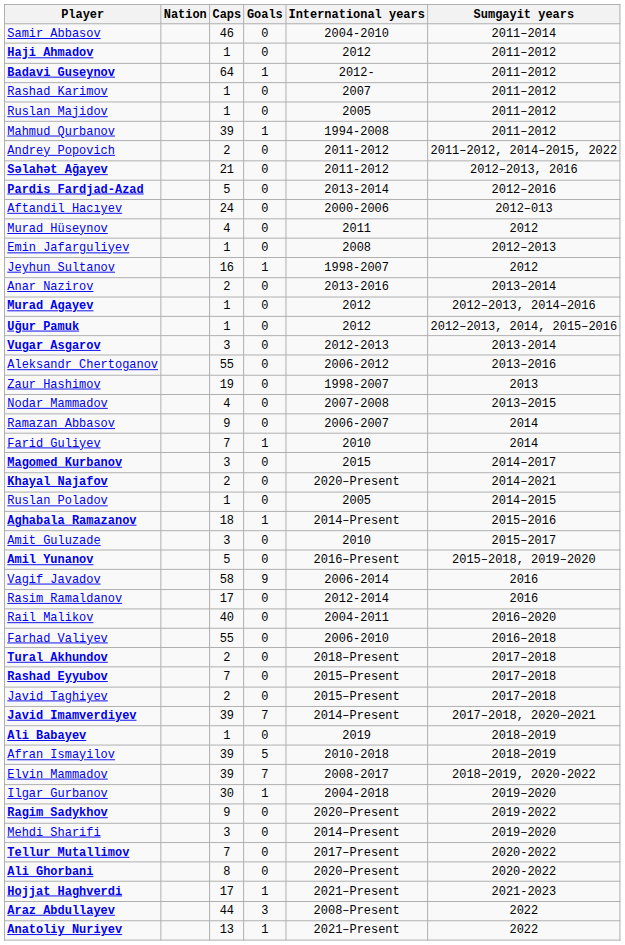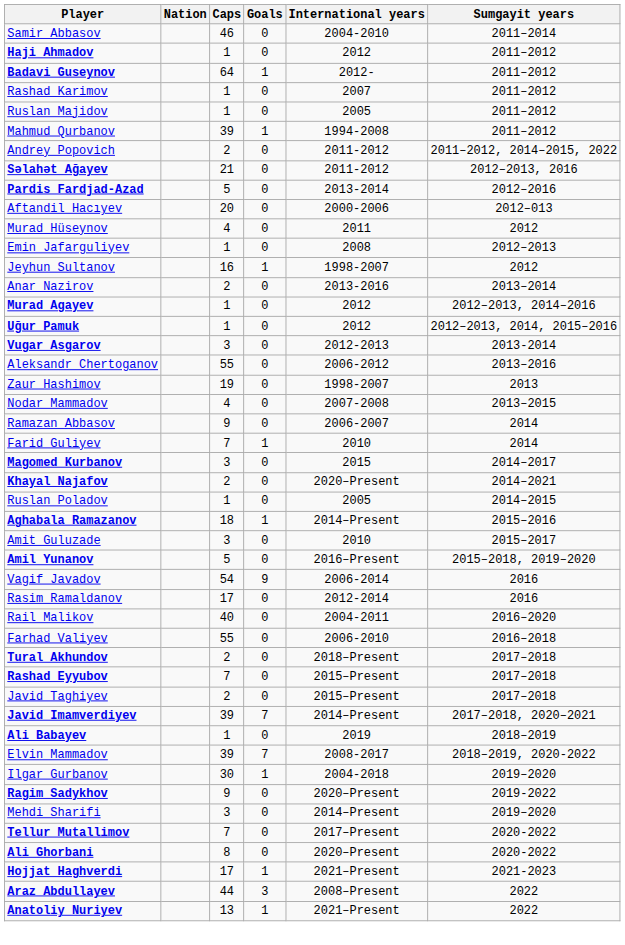(227, 209) 24 -> (227, 209) 20
(227, 579) 58 -> (227, 579) 54
- row: (61, 755)
